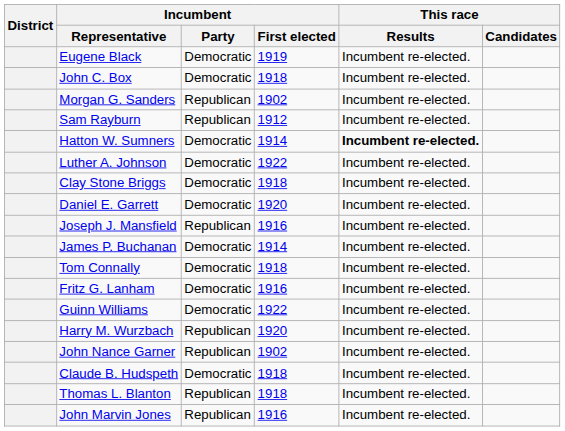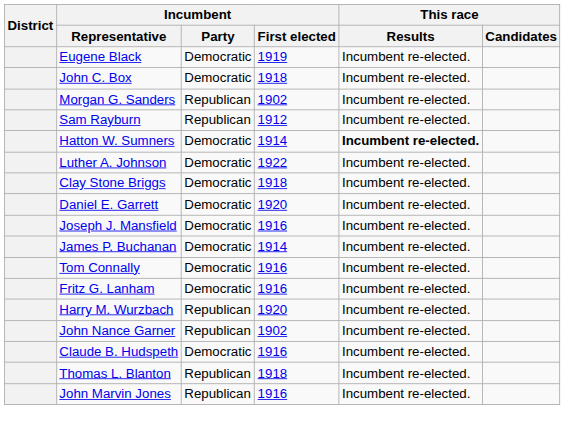(218, 225) Republican -> (218, 225) Democratic
(272, 267) 1918 -> (272, 267) 1916
- row: (104, 309)
(272, 373) 1918 -> (272, 352) 1916
